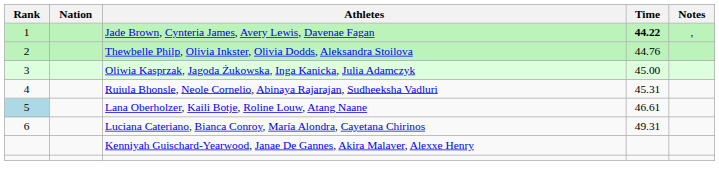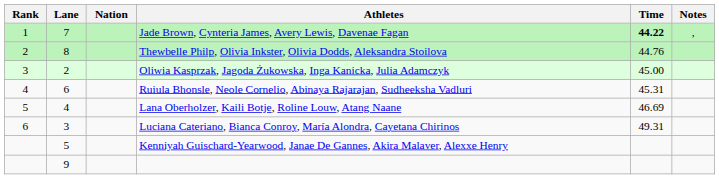+ column: (66, 14)
(27, 108) lightblue background -> (25, 108) no background
(647, 108) 46.61 -> (651, 108) 46.69
